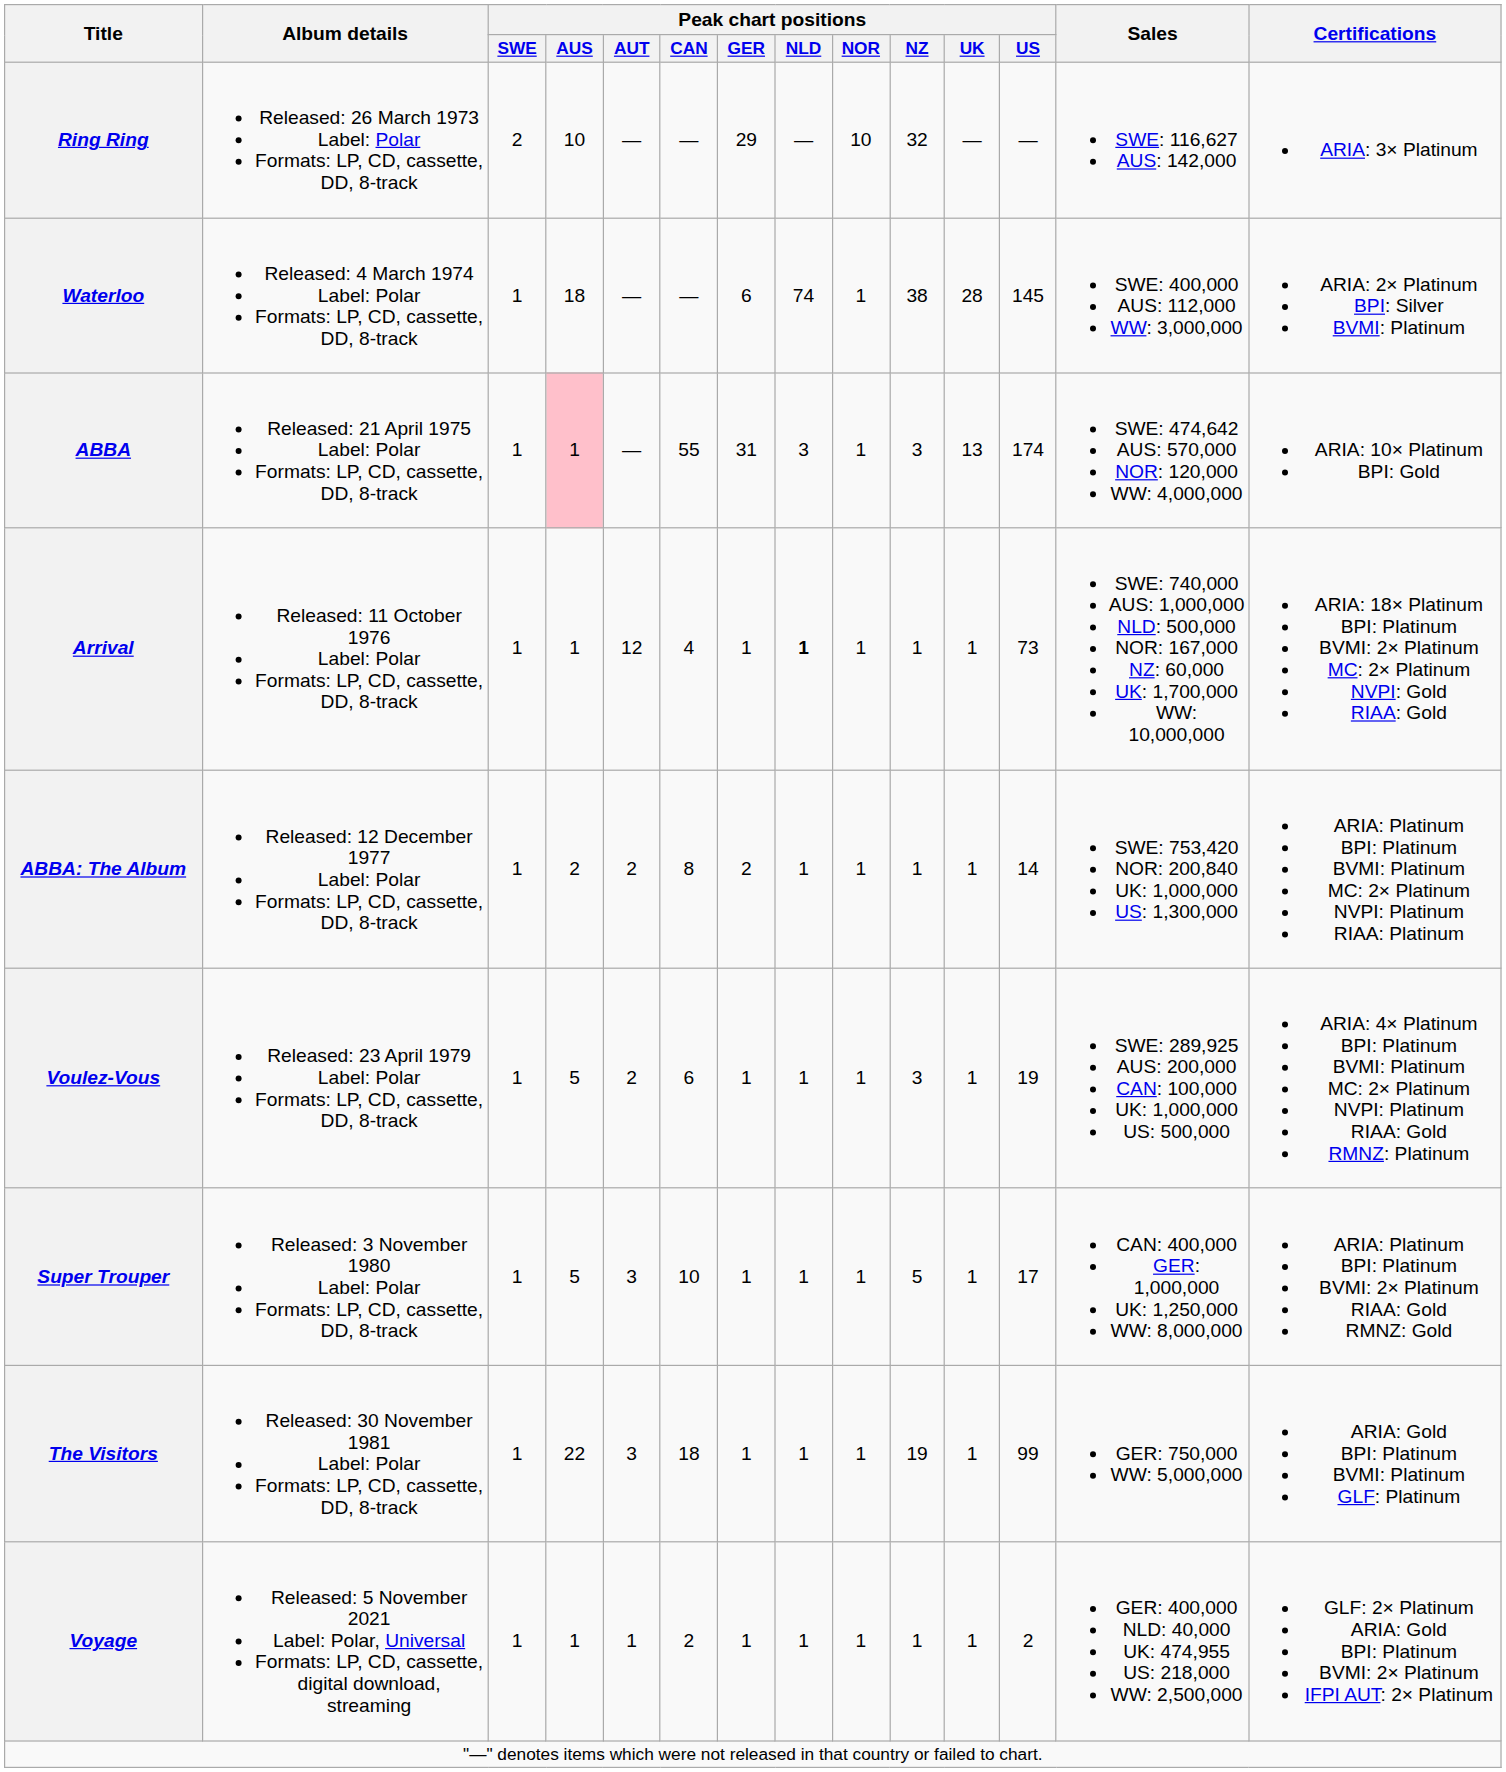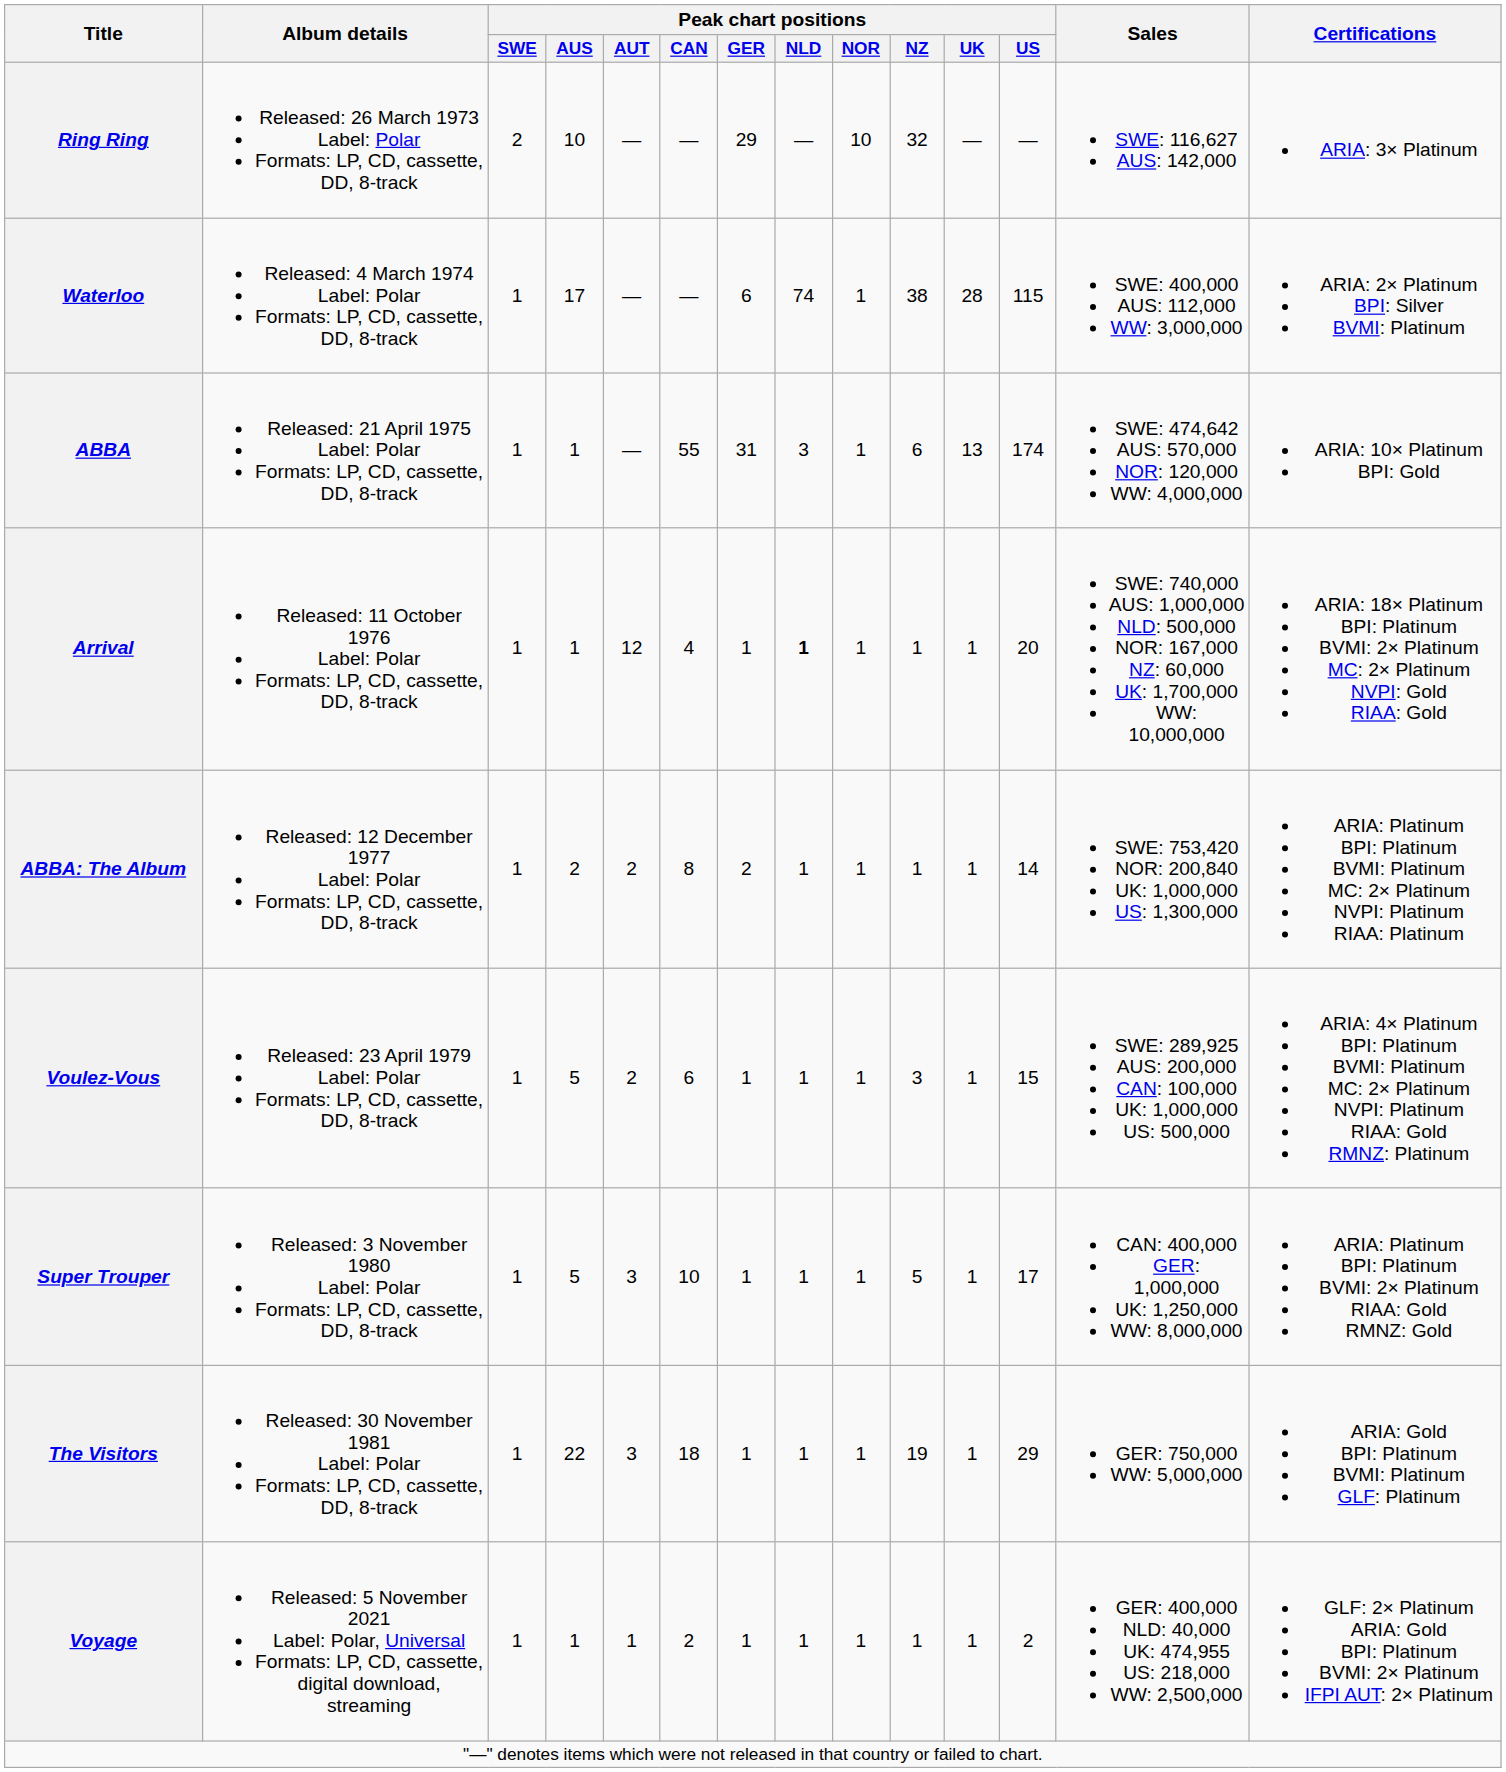(575, 295) 18 -> (575, 295) 17
(1028, 295) 145 -> (1028, 295) 115
(575, 450) pink background -> (575, 450) no background
(917, 450) 3 -> (917, 450) 6
(1028, 648) 73 -> (1028, 648) 20
(1028, 1078) 19 -> (1028, 1078) 15
(1028, 1453) 99 -> (1028, 1453) 29
